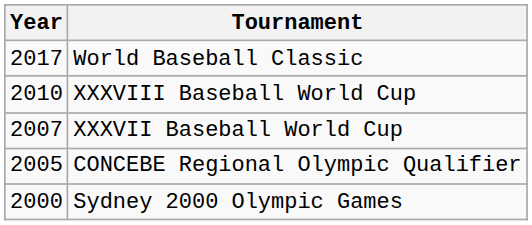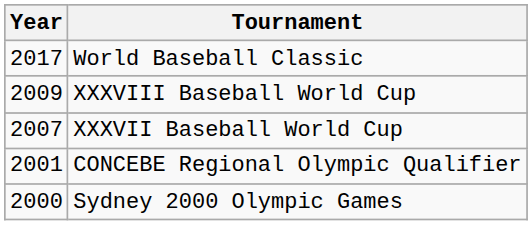(36, 94) 2010 -> (36, 94) 2009
(36, 166) 2005 -> (36, 166) 2001
